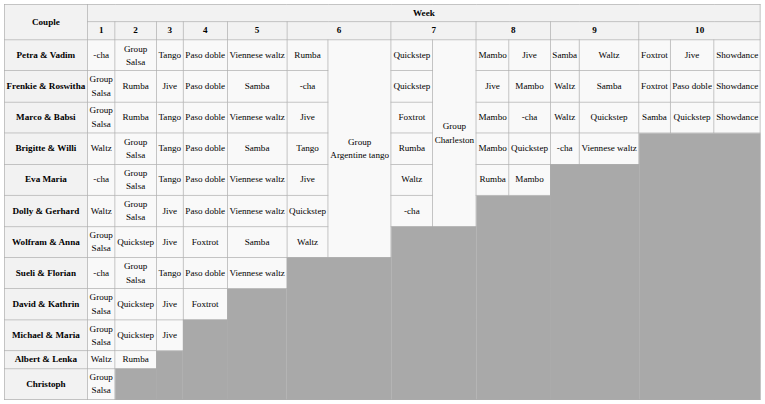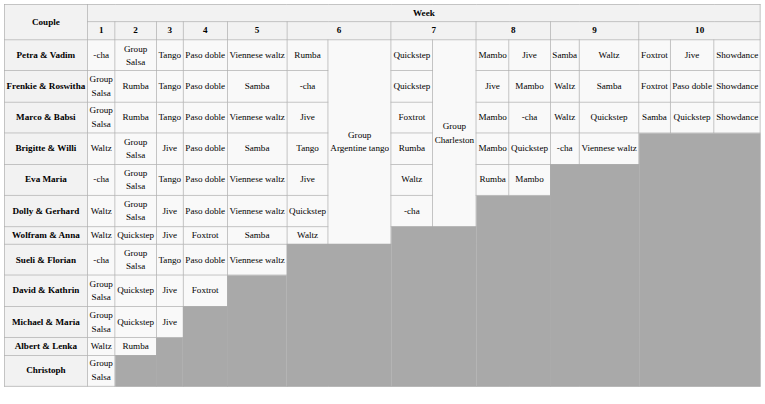(170, 86) Jive -> (170, 86) Tango
(170, 148) Tango -> (170, 148) Jive
(101, 241) Group Salsa -> (101, 235) Waltz
